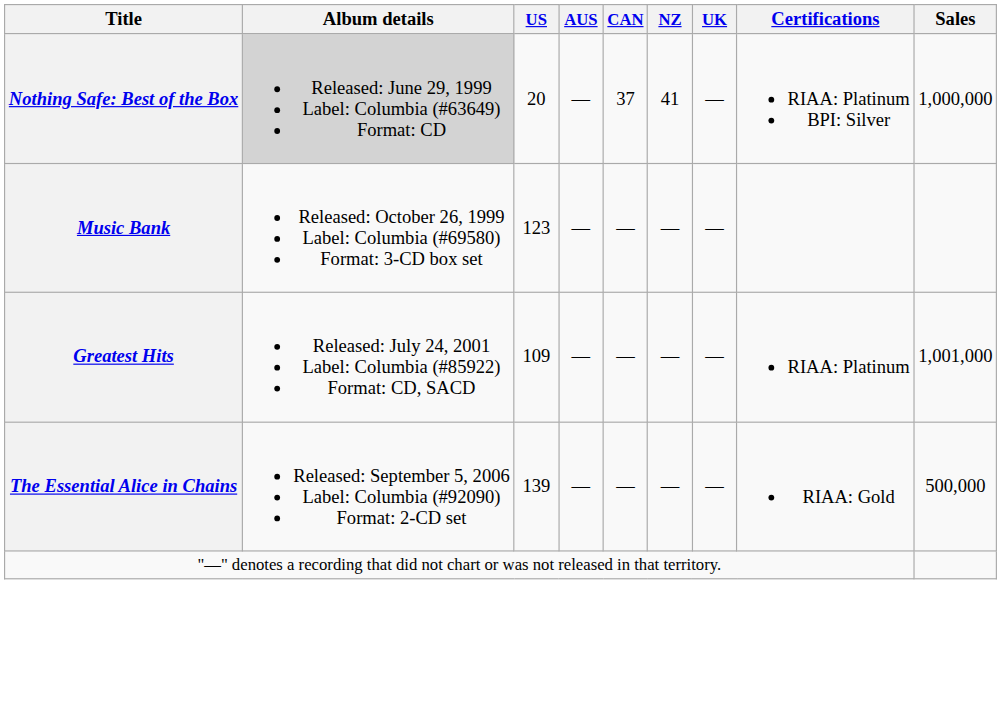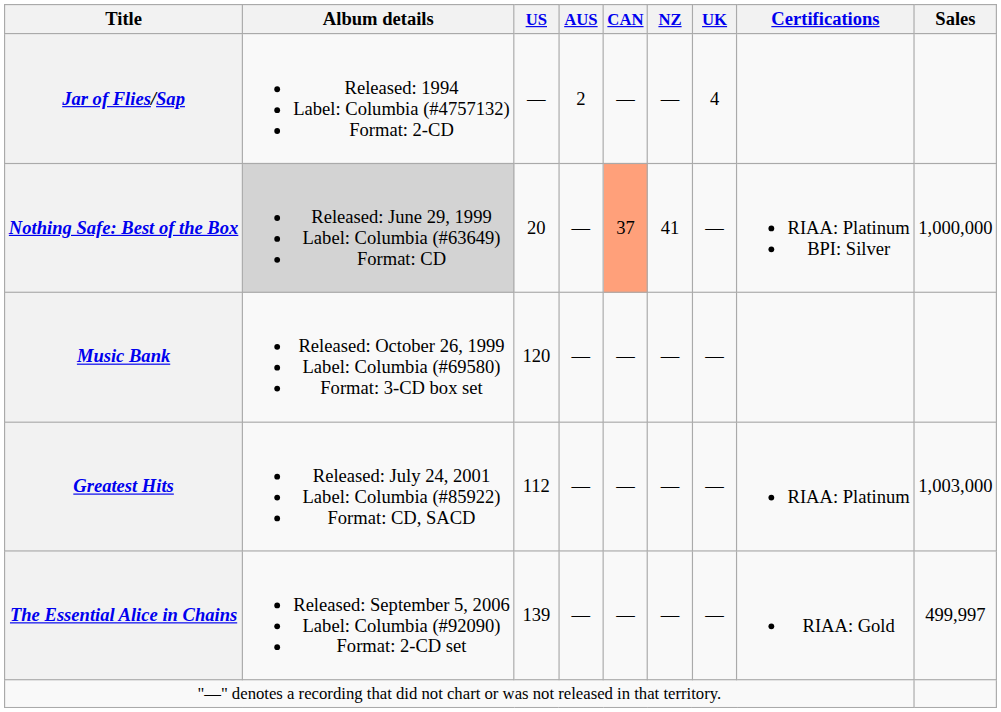+ row: (124, 98)
(625, 98) no background -> (625, 227) lightsalmon background
(536, 227) 123 -> (536, 356) 120
(536, 356) 109 -> (536, 486) 112
(955, 356) 1,001,000 -> (955, 486) 1,003,000
(955, 486) 500,000 -> (955, 615) 499,997
